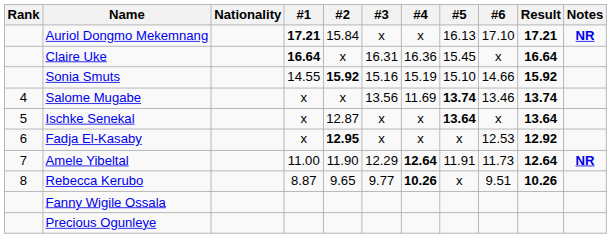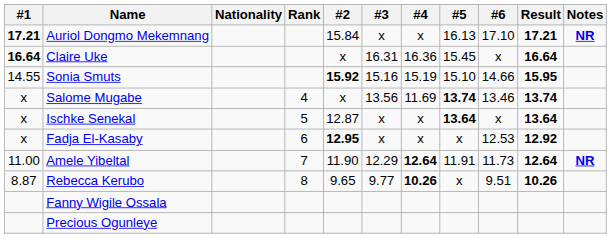columns swapped: (23, 14) <-> (304, 14)
(541, 77) 15.92 -> (541, 77) 15.95
